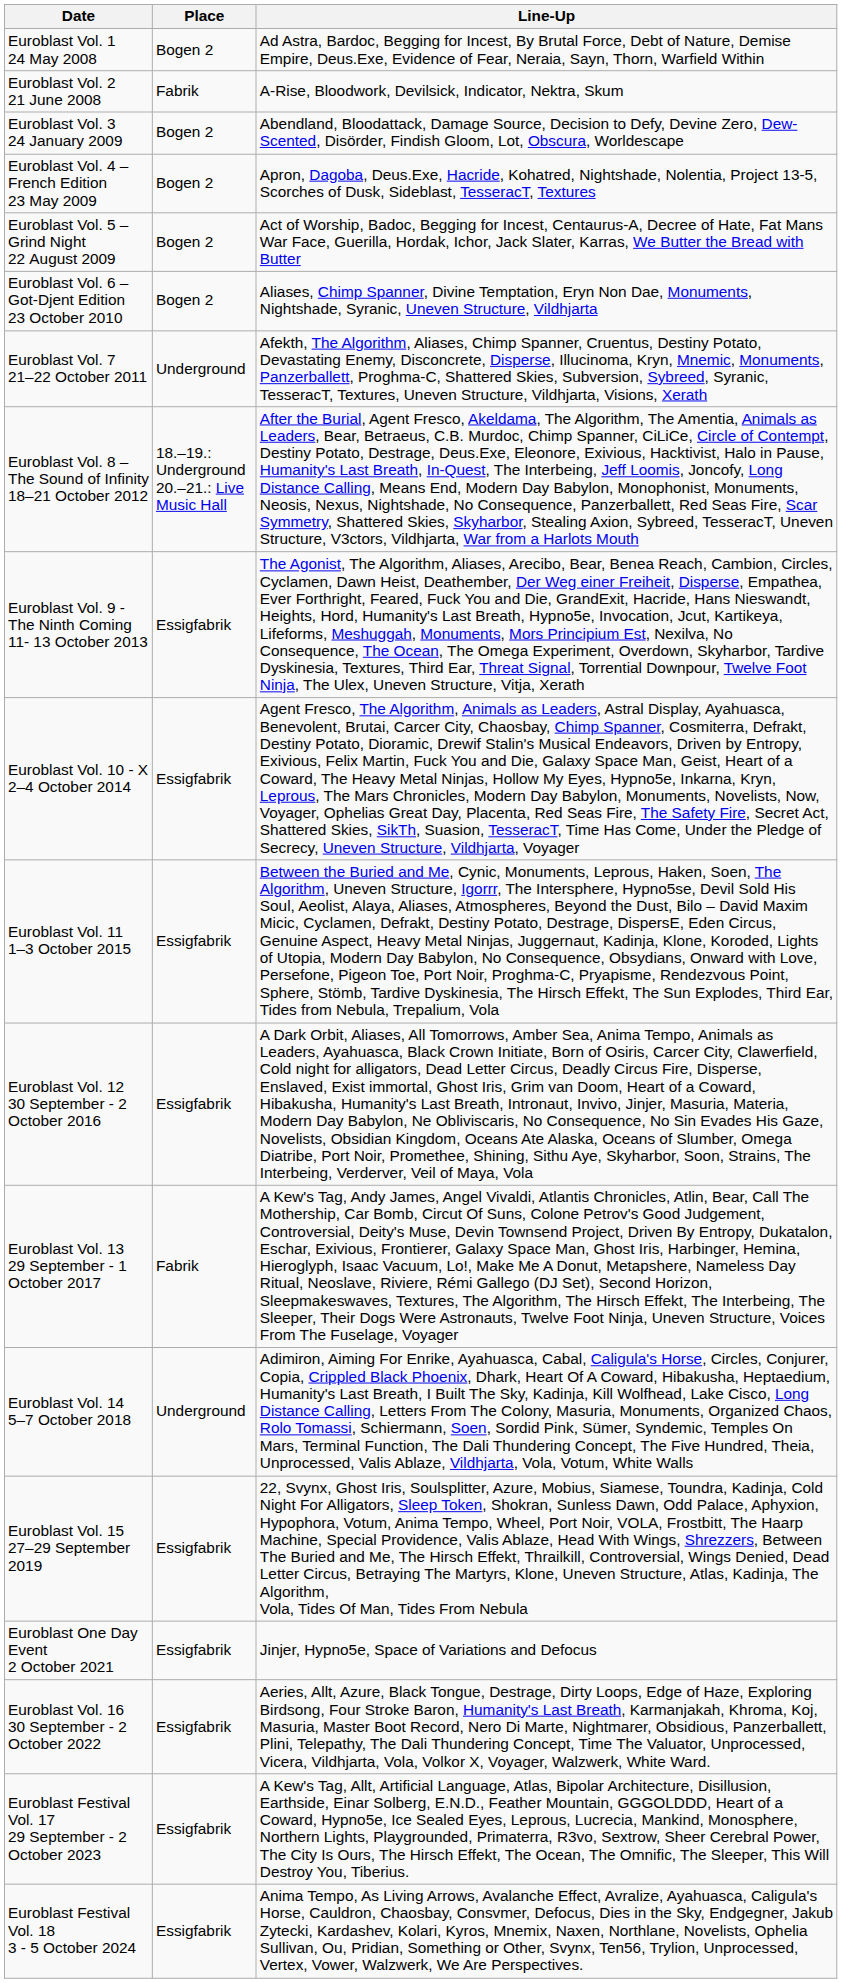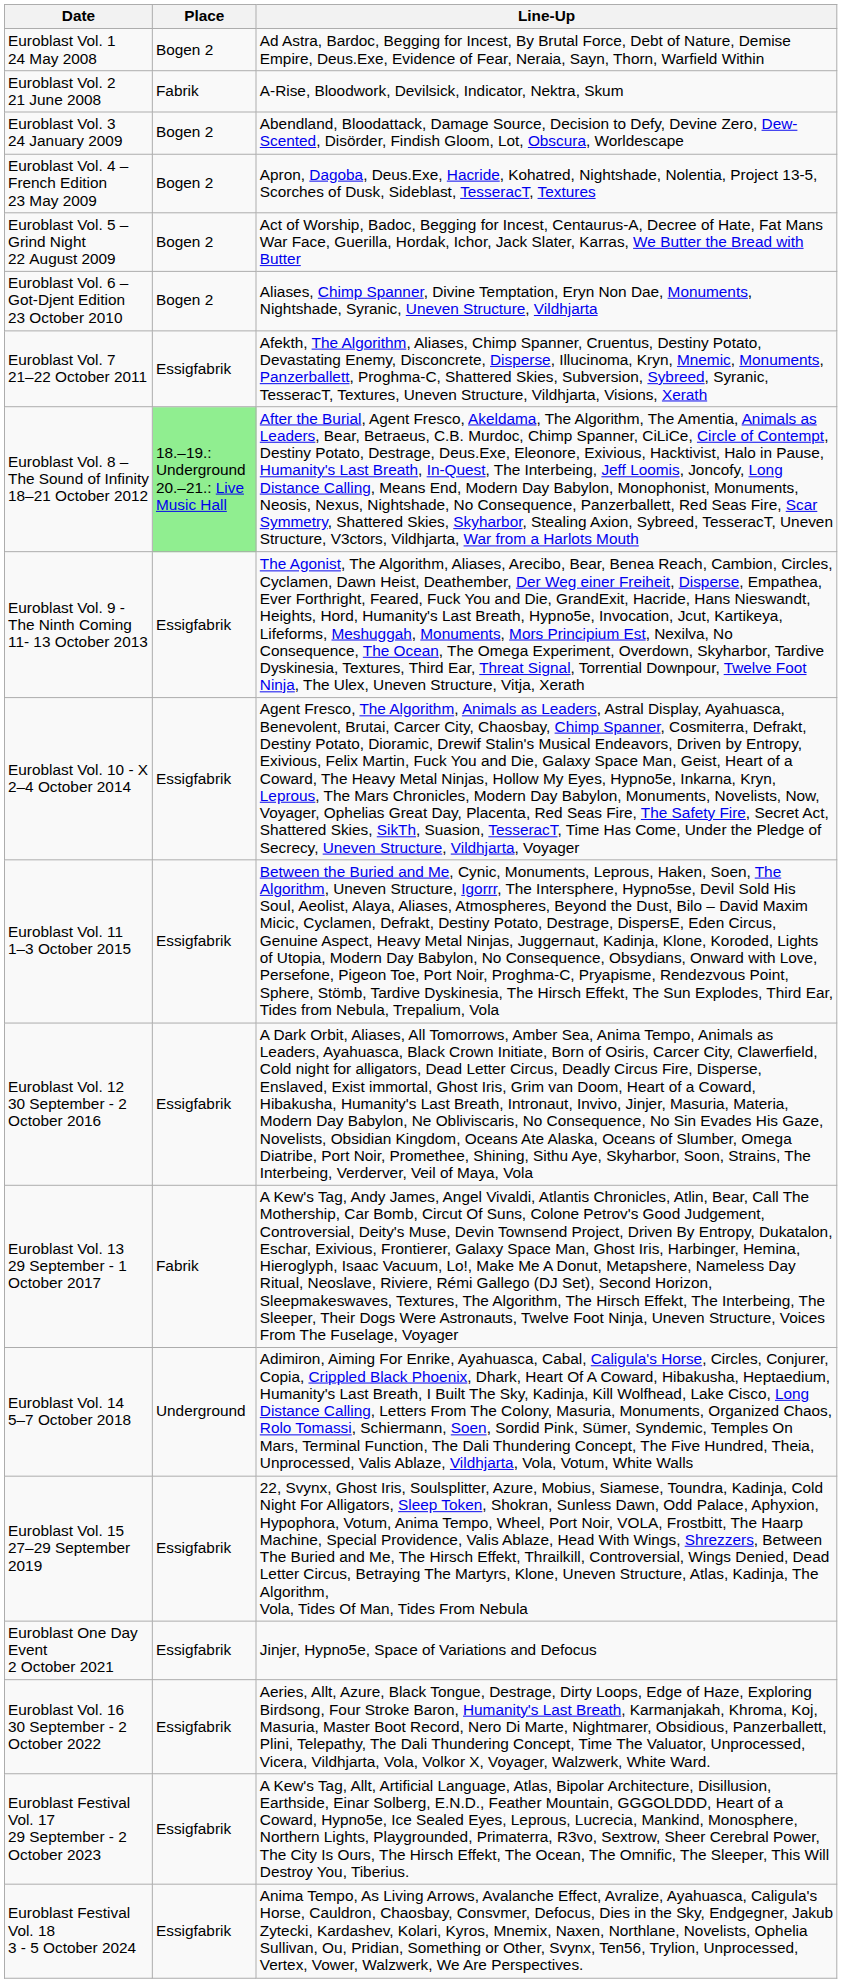(201, 368) Underground -> (194, 368) Essigfabrik
(201, 479) no background -> (201, 479) lightgreen background
